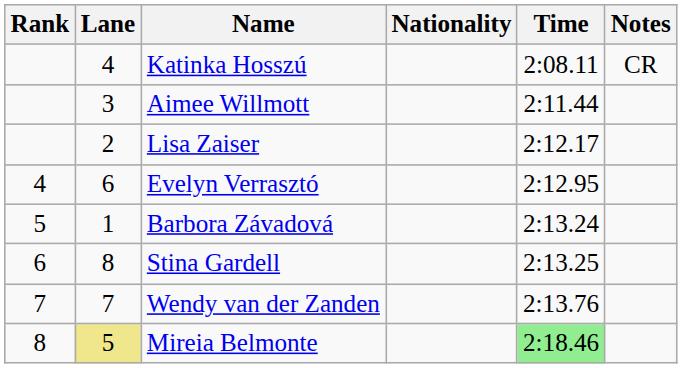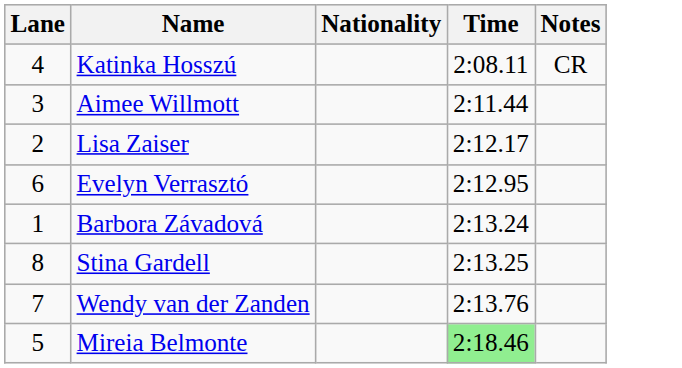- column: (40, 24)
(108, 343) khaki background -> (38, 343) no background
